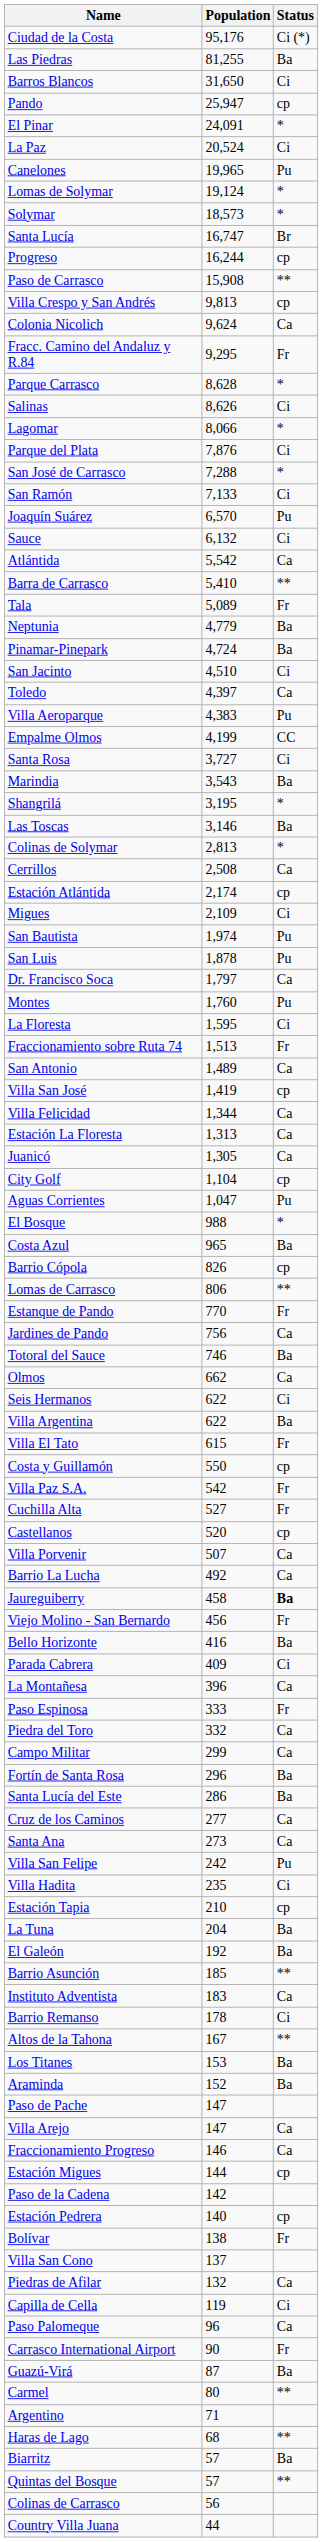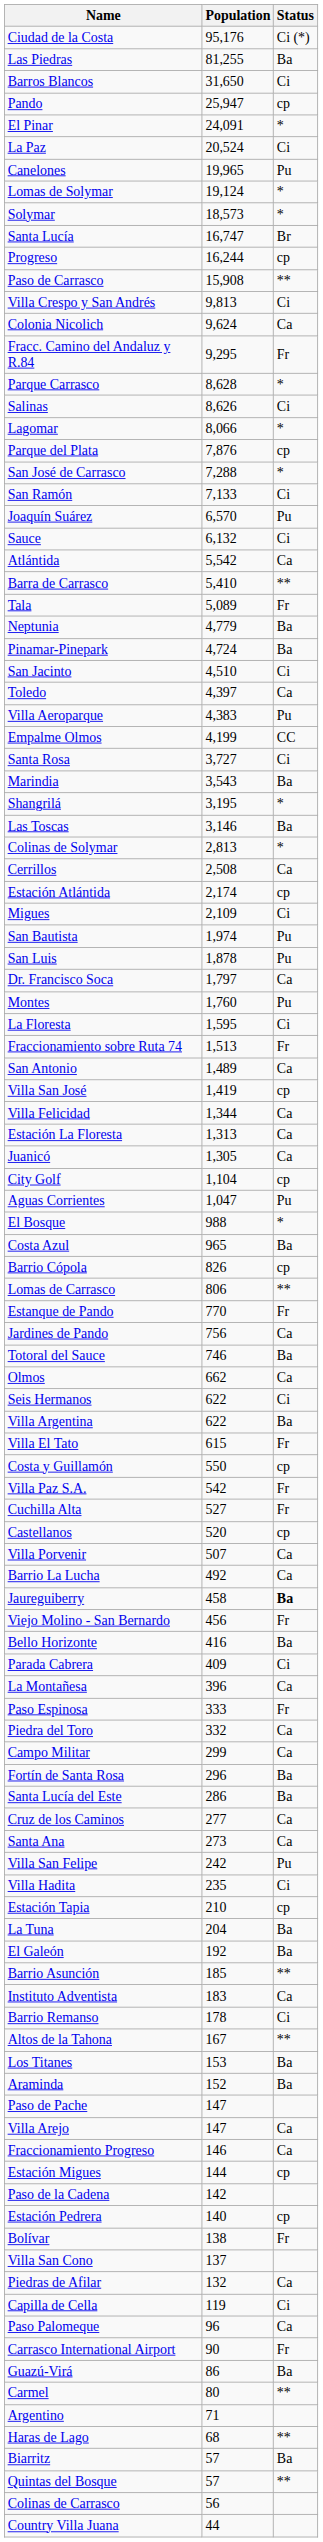(283, 302) cp -> (283, 302) Ci
(283, 450) Ci -> (283, 450) cp
(212, 2371) 87 -> (212, 2371) 86
